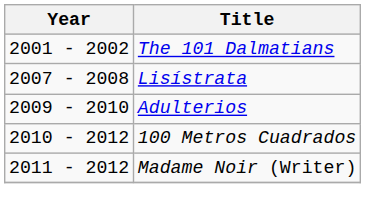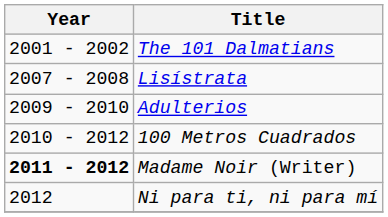(69, 168) normal -> (69, 168) bold
+ row: (258, 198)
